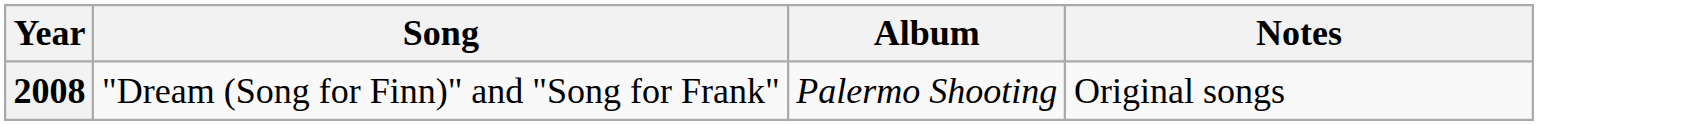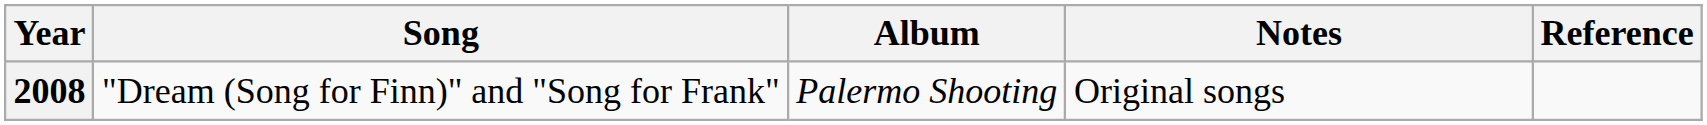+ column: (1617, 33)
